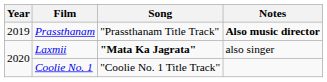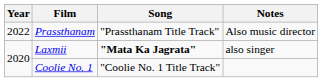(18, 31) 2019 -> (18, 31) 2022
(273, 31) bold -> (270, 31) normal
